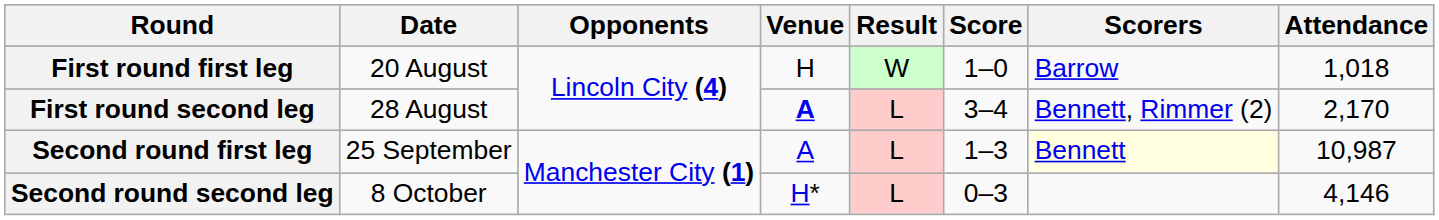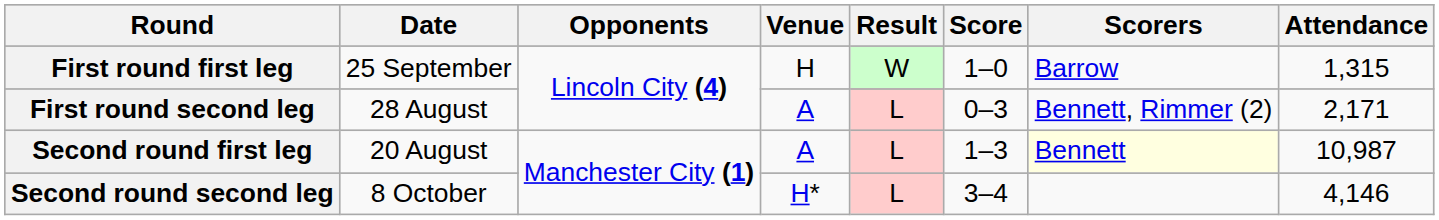(429, 67) 20 August -> (429, 67) 25 September
(1356, 67) 1,018 -> (1356, 67) 1,315
(805, 109) bold -> (805, 109) normal
(986, 109) 3–4 -> (986, 109) 0–3
(1356, 109) 2,170 -> (1356, 109) 2,171
(429, 151) 25 September -> (429, 151) 20 August
(986, 192) 0–3 -> (986, 192) 3–4
